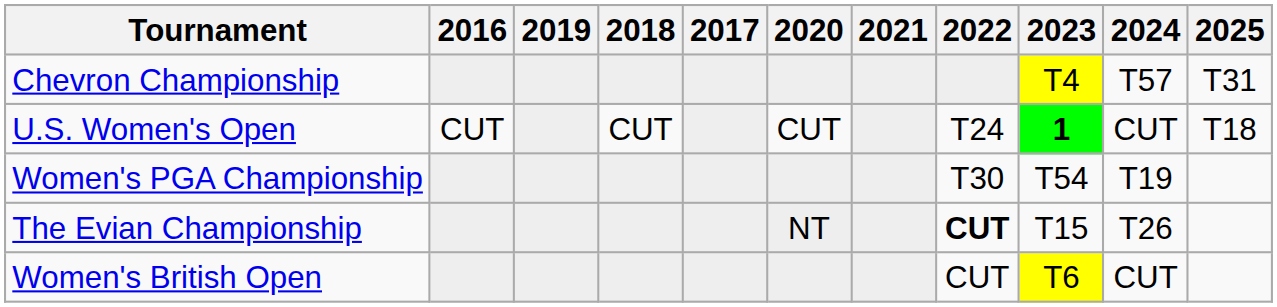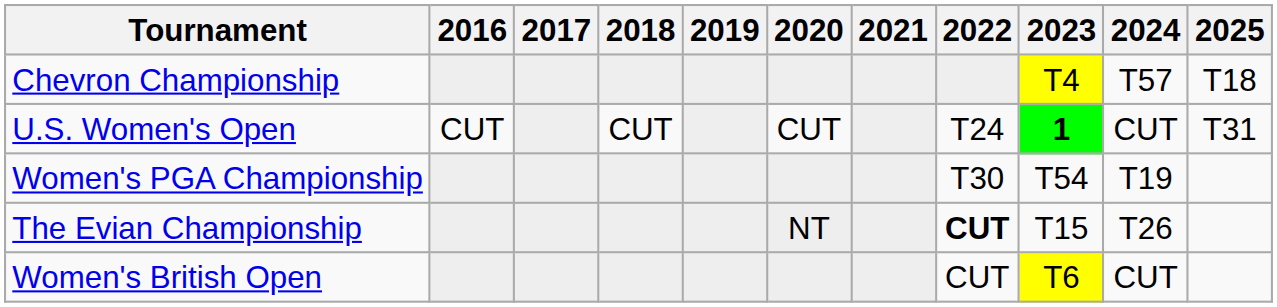columns swapped: (725, 30) <-> (556, 30)
(1230, 80) T31 -> (1230, 80) T18
(1230, 129) T18 -> (1230, 129) T31
